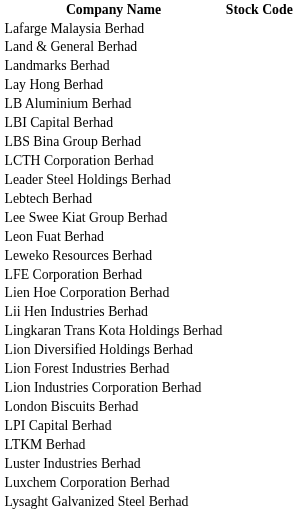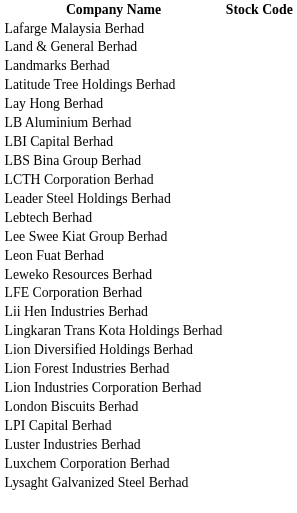+ row: (90, 85)
- row: (87, 293)
- row: (45, 444)
